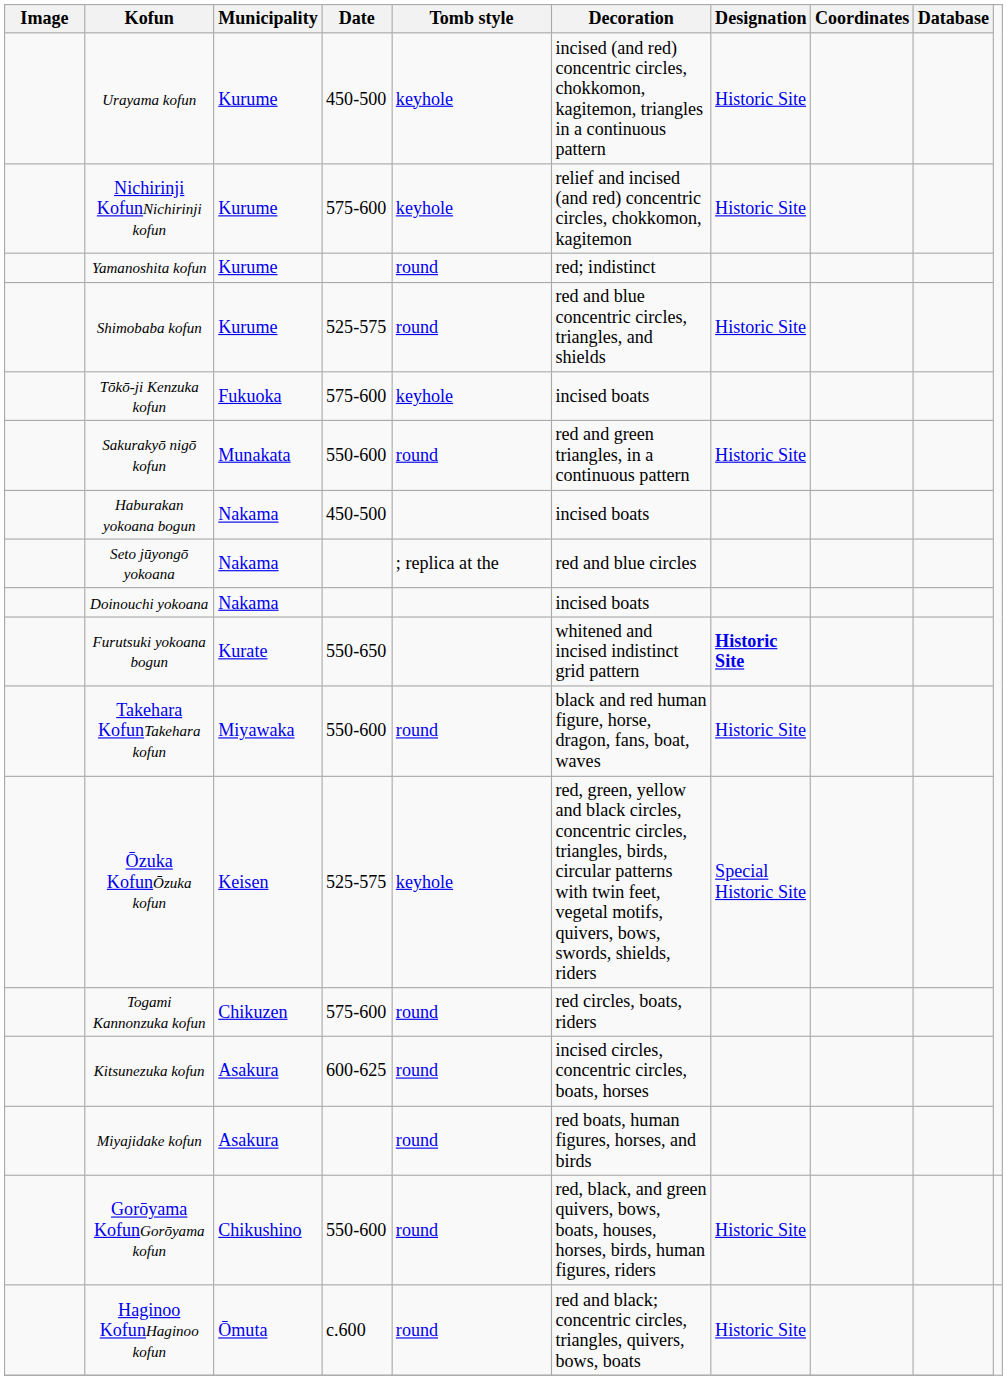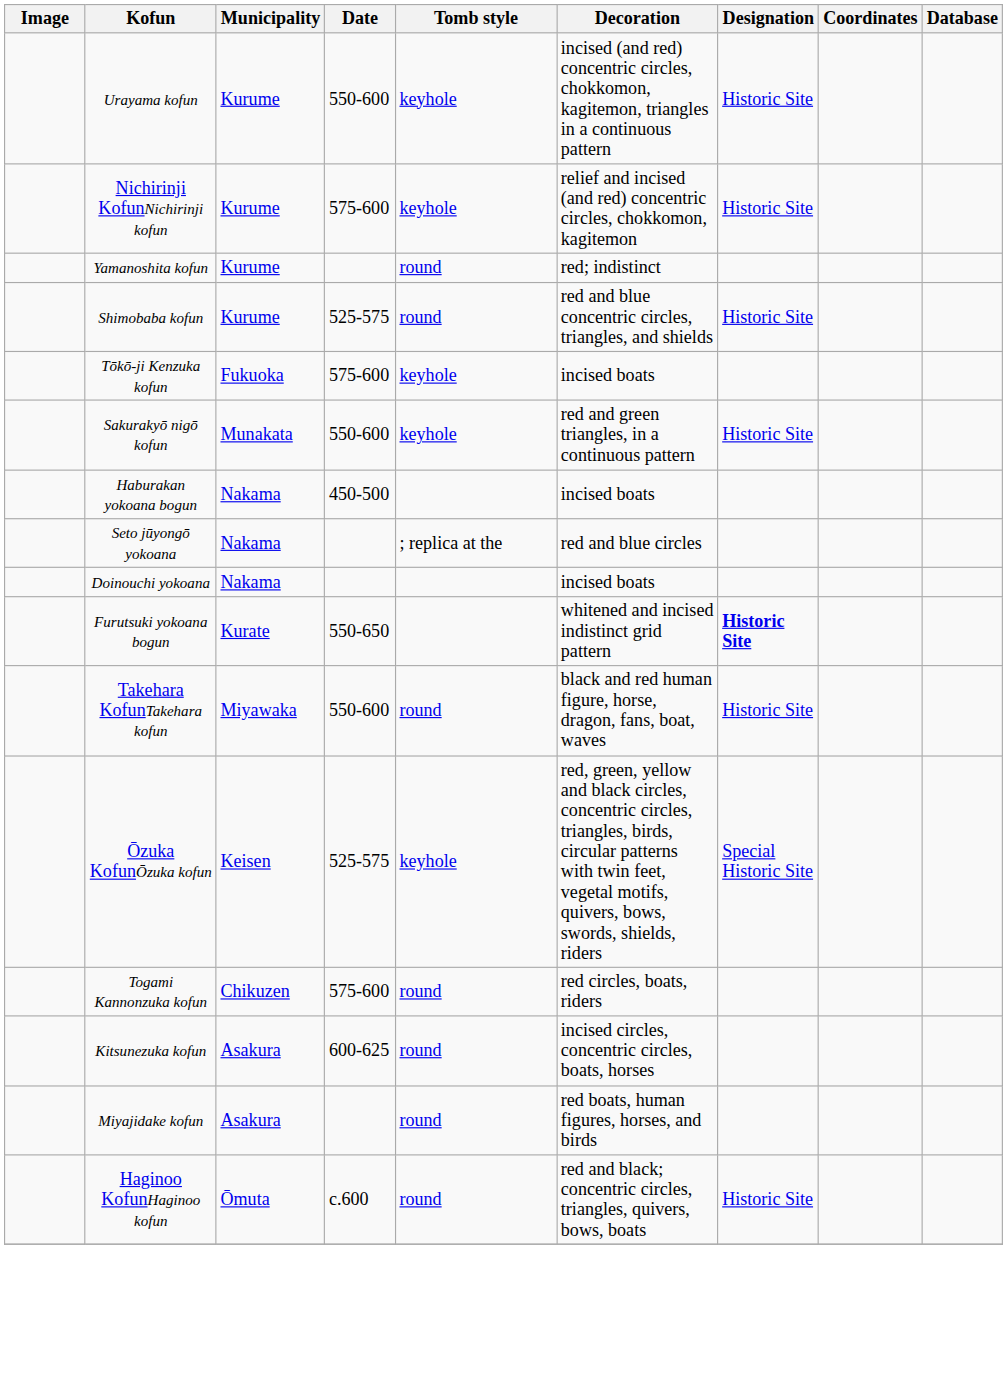(356, 98) 450-500 -> (359, 98) 550-600
(417, 455) round -> (428, 434) keyhole
- row: (149, 1230)
